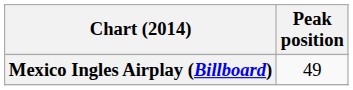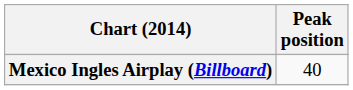(312, 69) 49 -> (312, 69) 40
